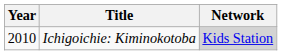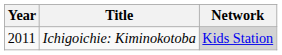(22, 38) 2010 -> (22, 38) 2011
